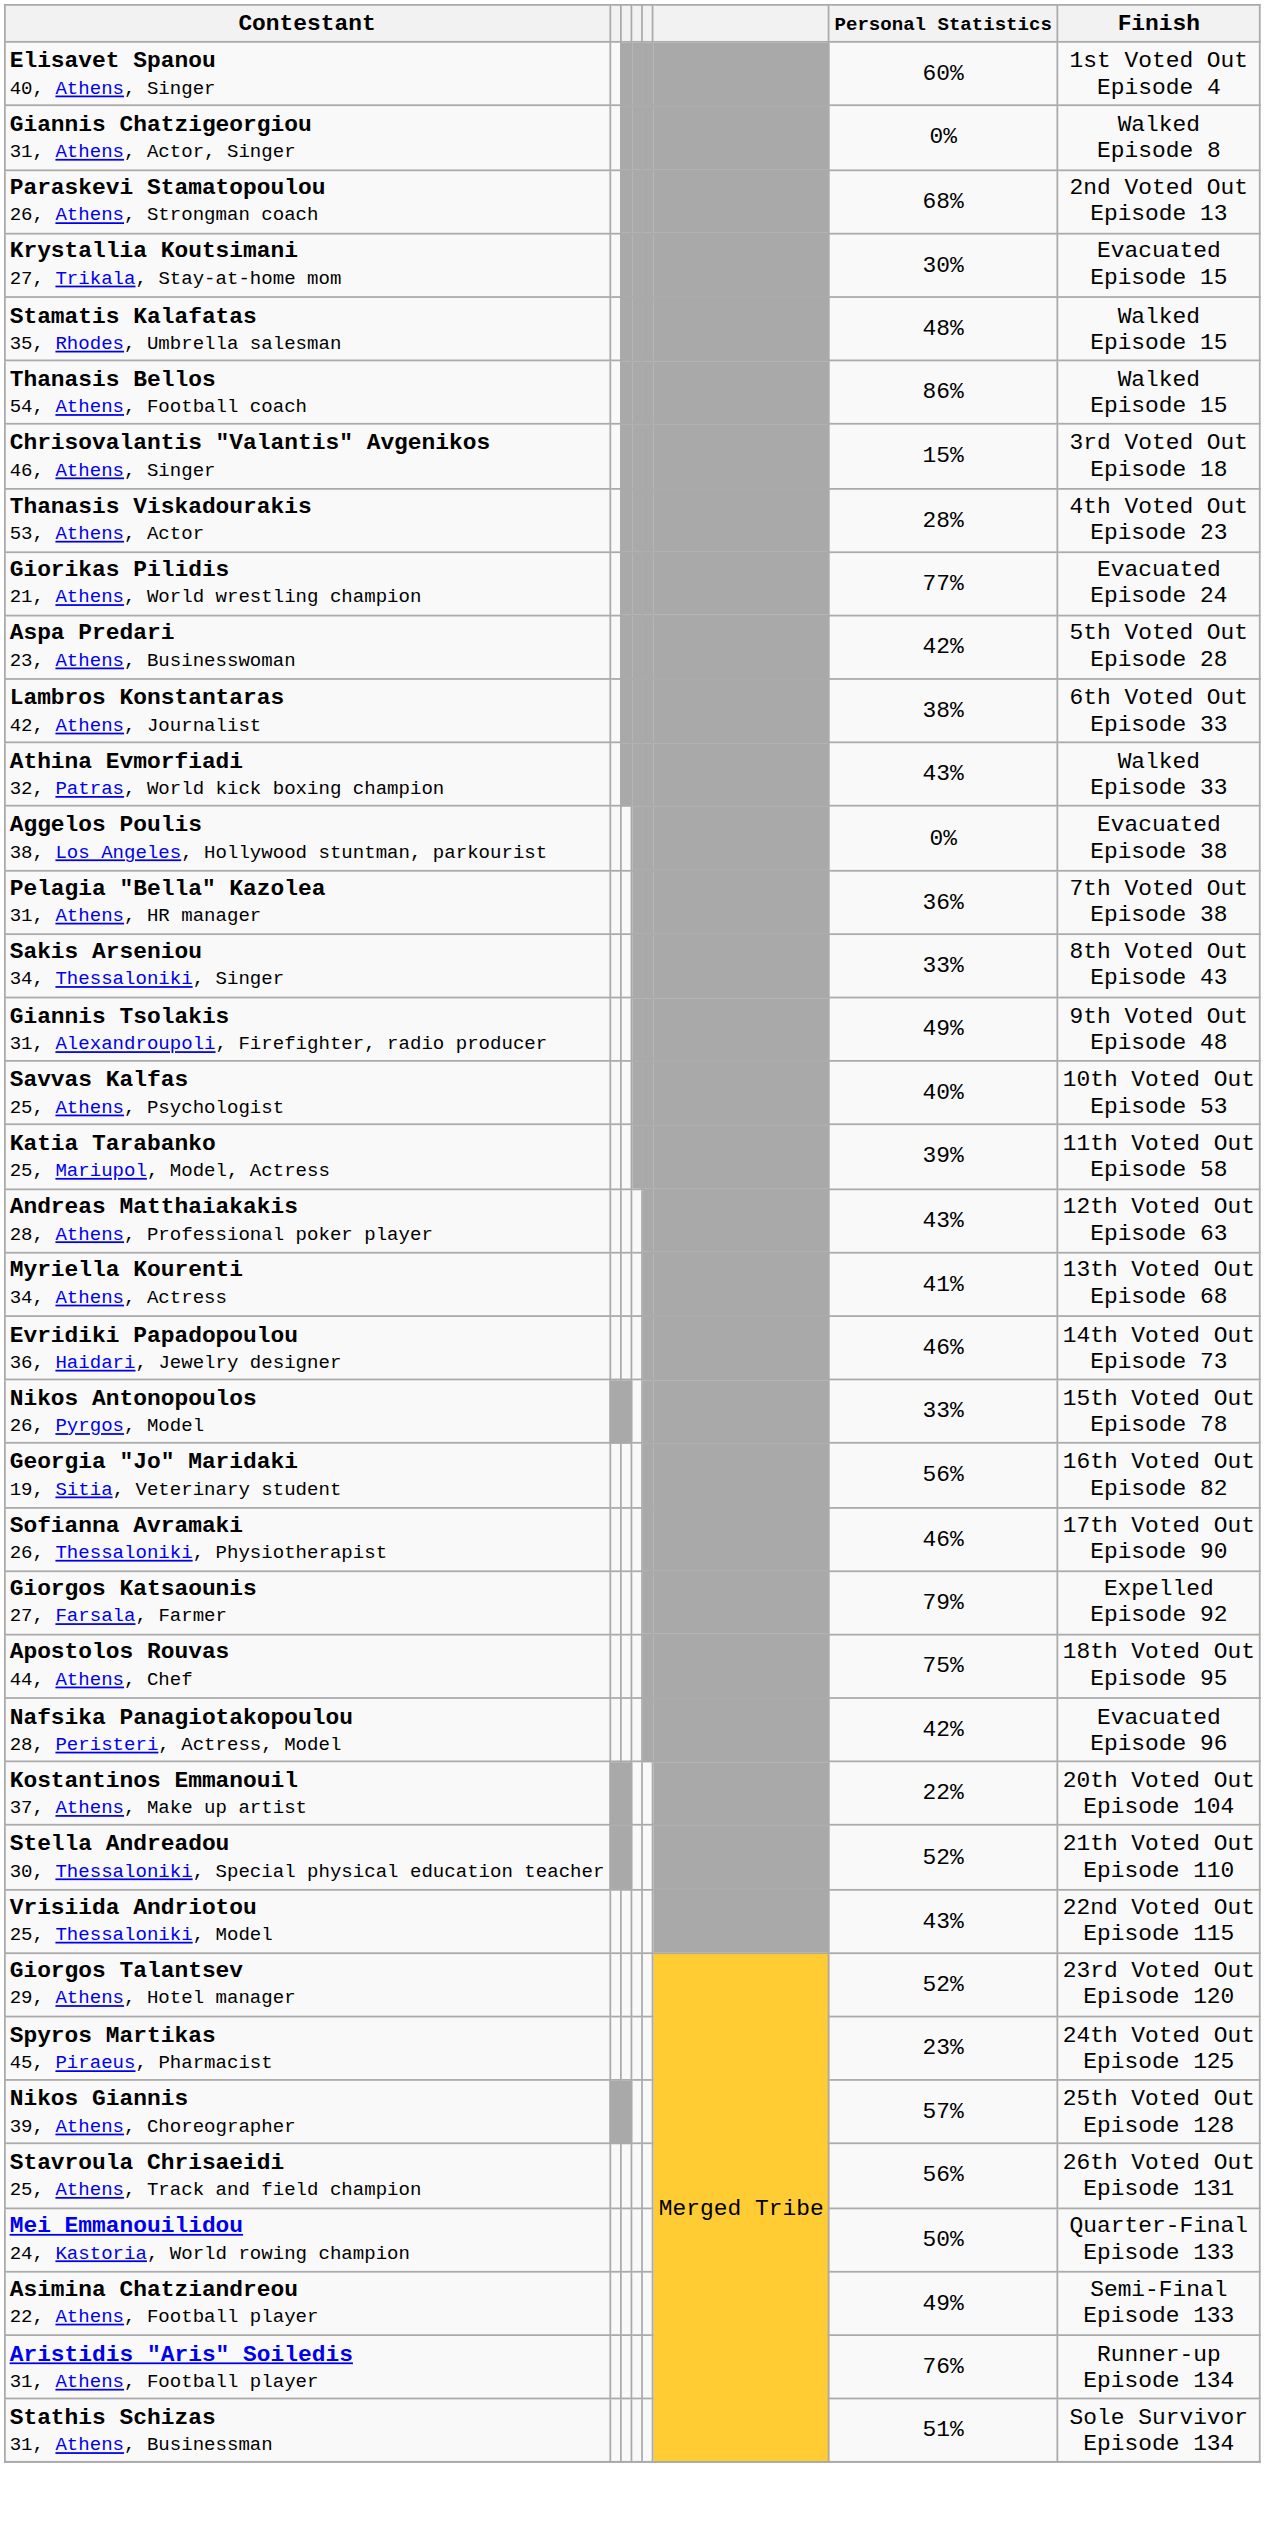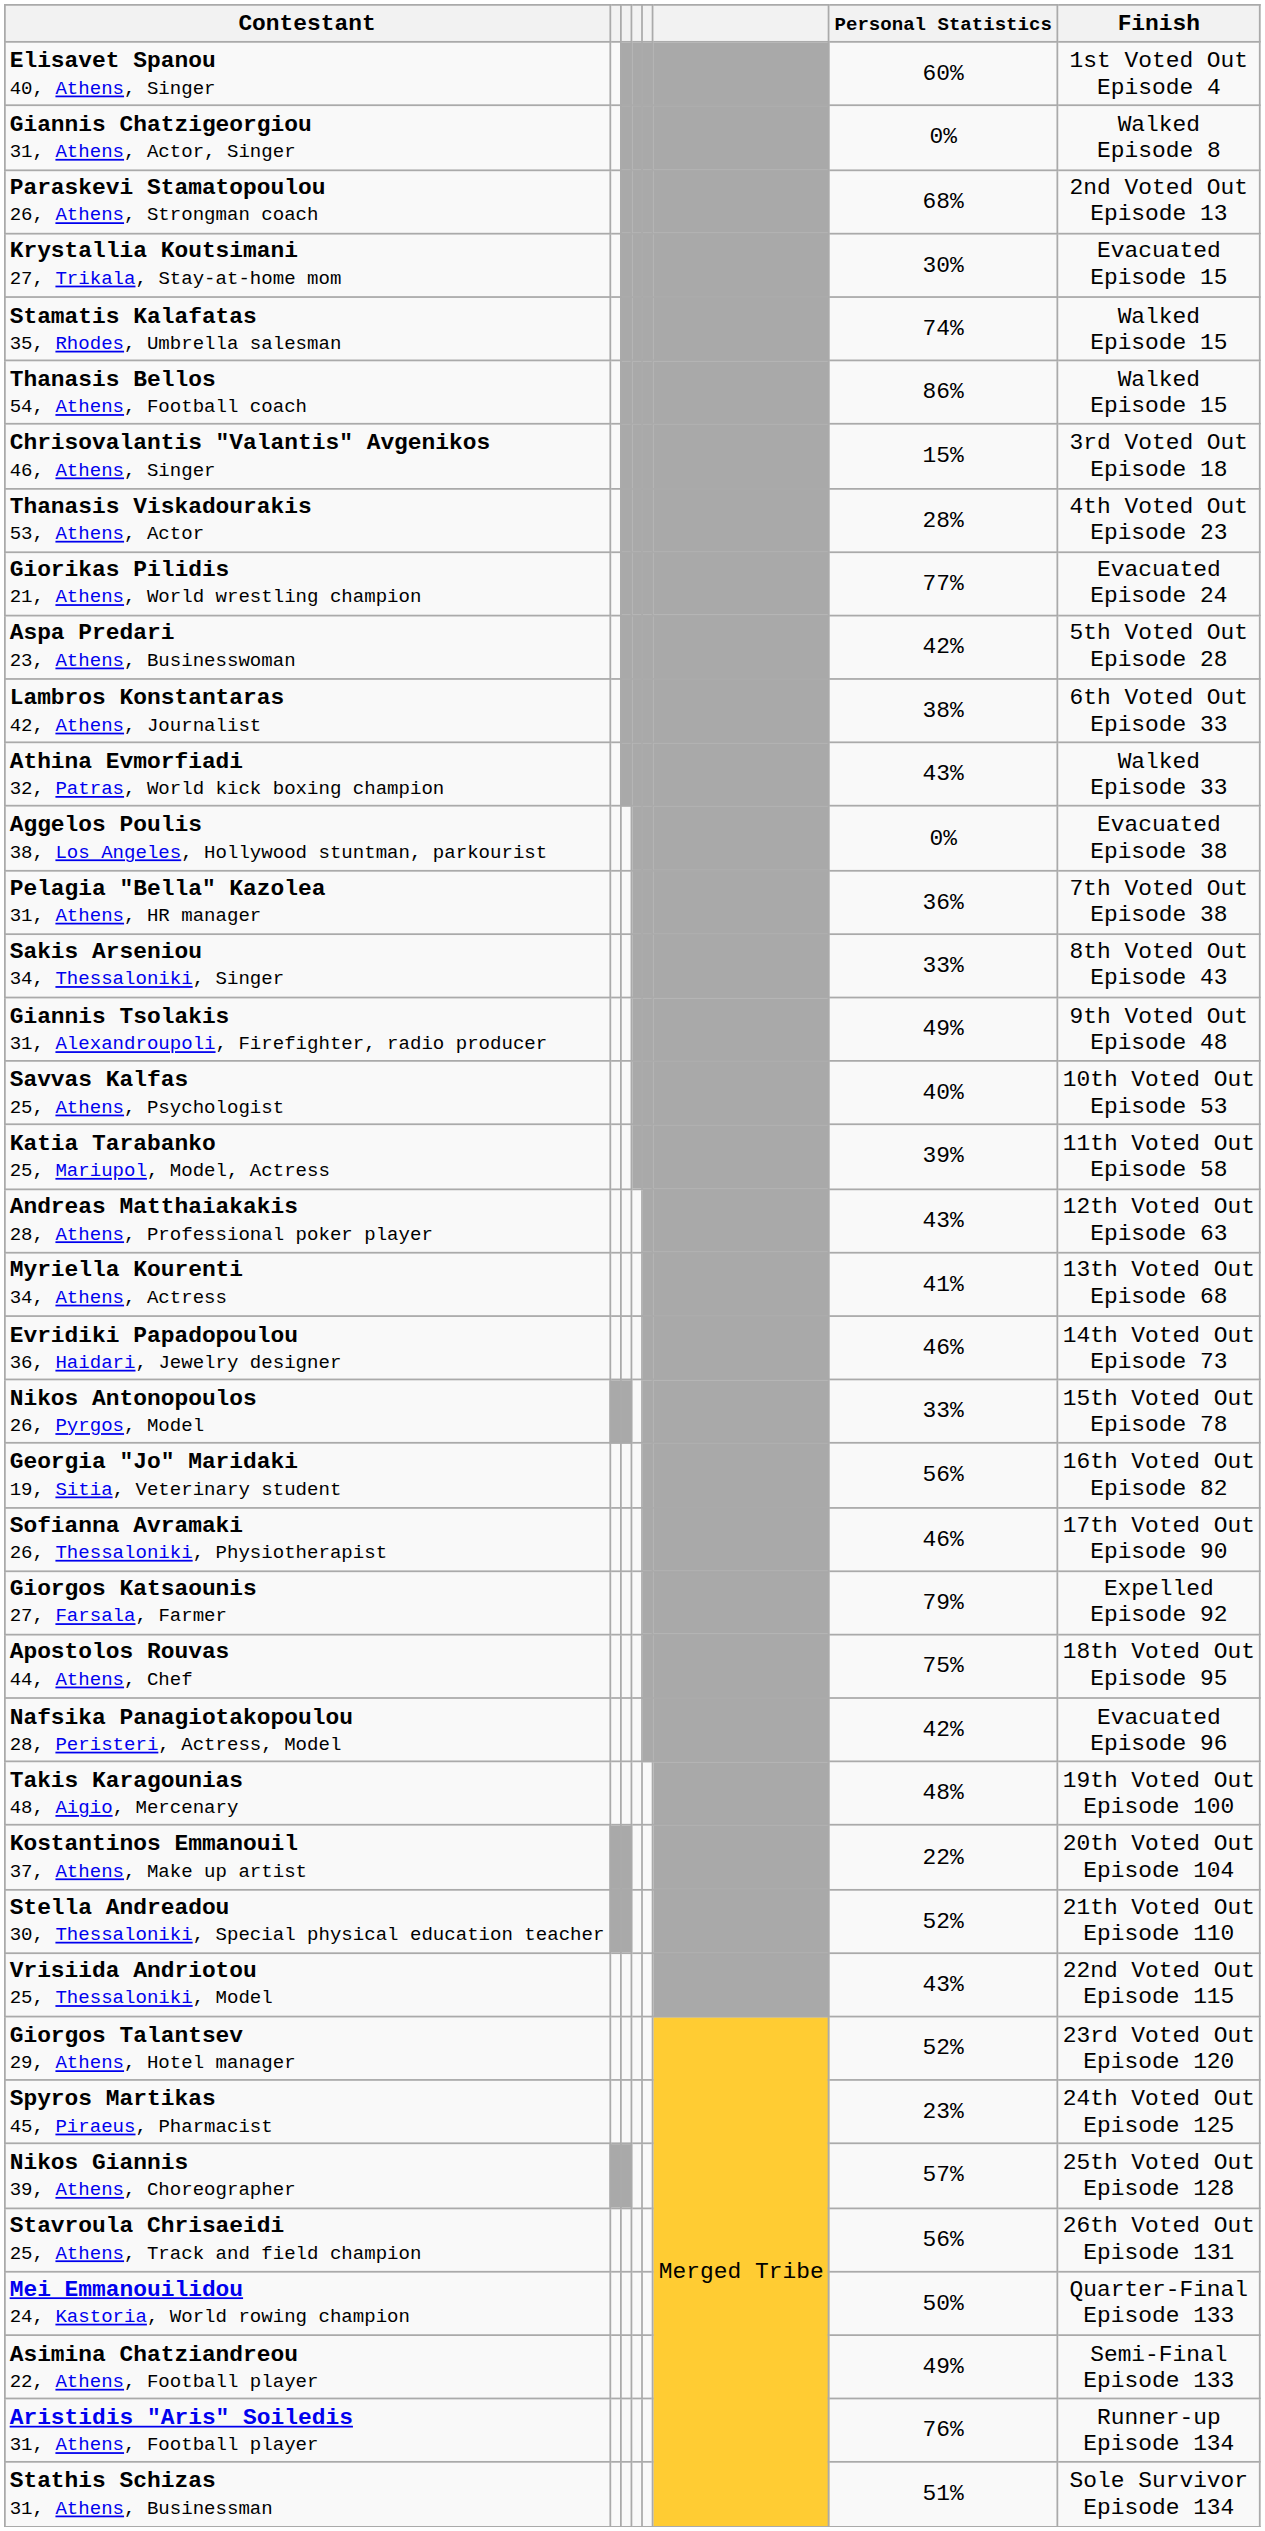(943, 329) 48% -> (943, 329) 74%
+ row: (126, 1793)
